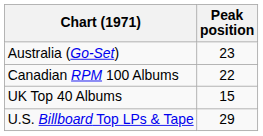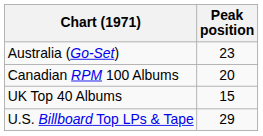(227, 75) 22 -> (227, 75) 20
